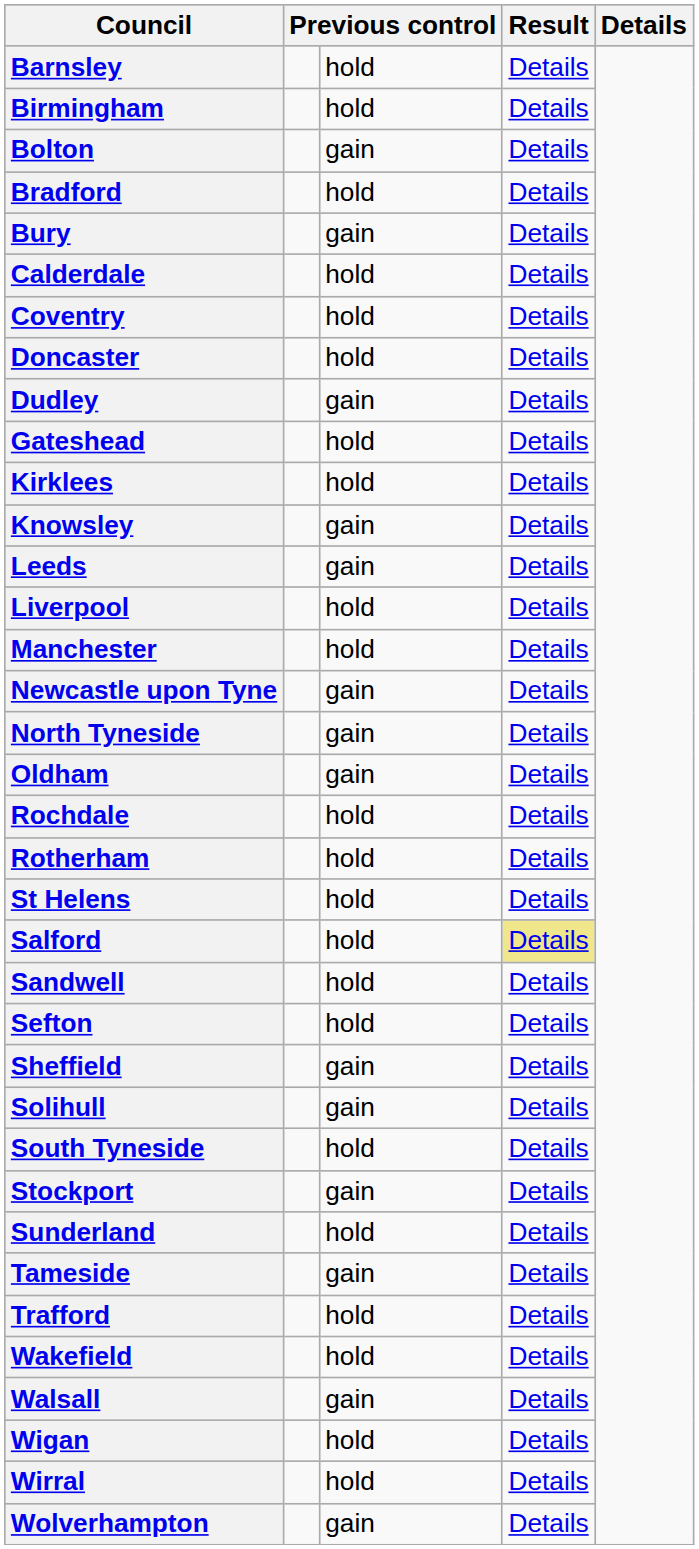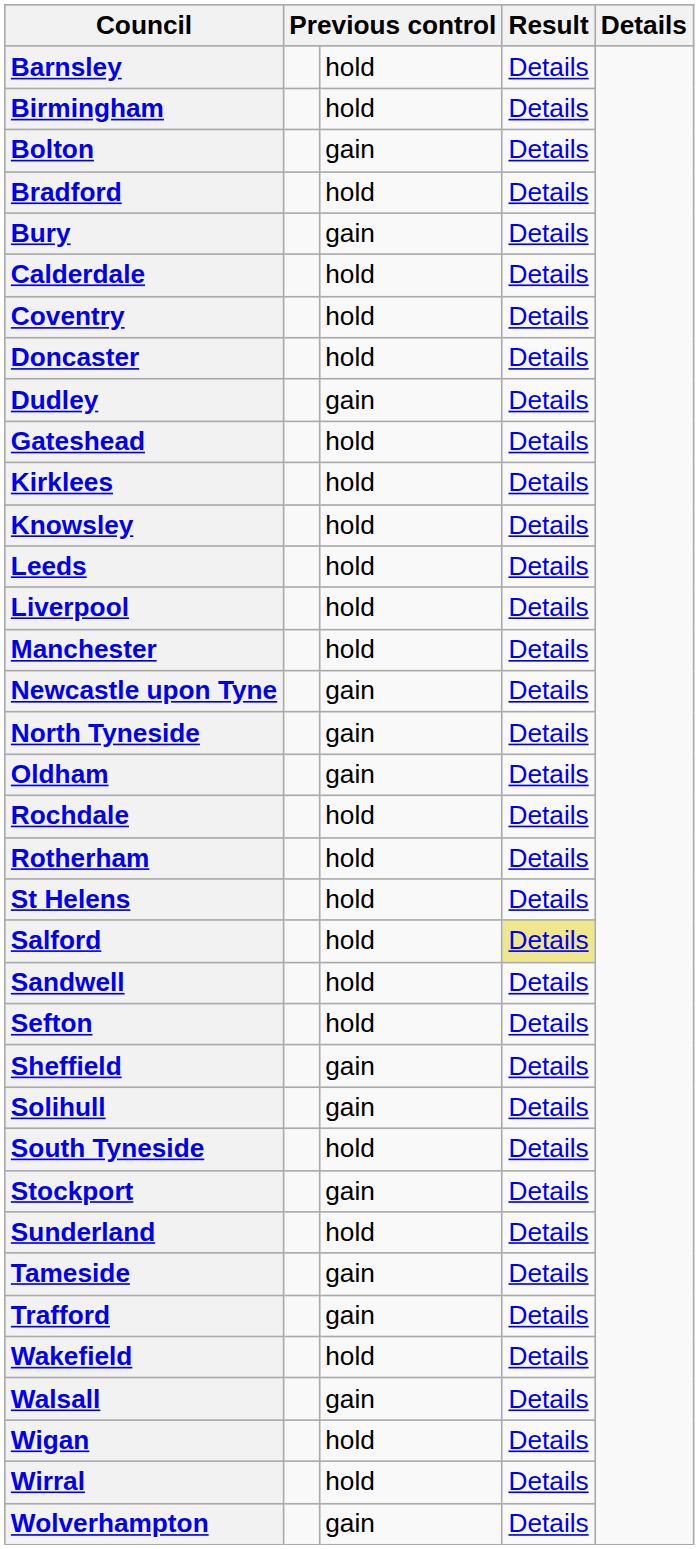(350, 524) gain -> (350, 524) hold
(350, 566) gain -> (350, 566) hold
(350, 1315) hold -> (350, 1315) gain
